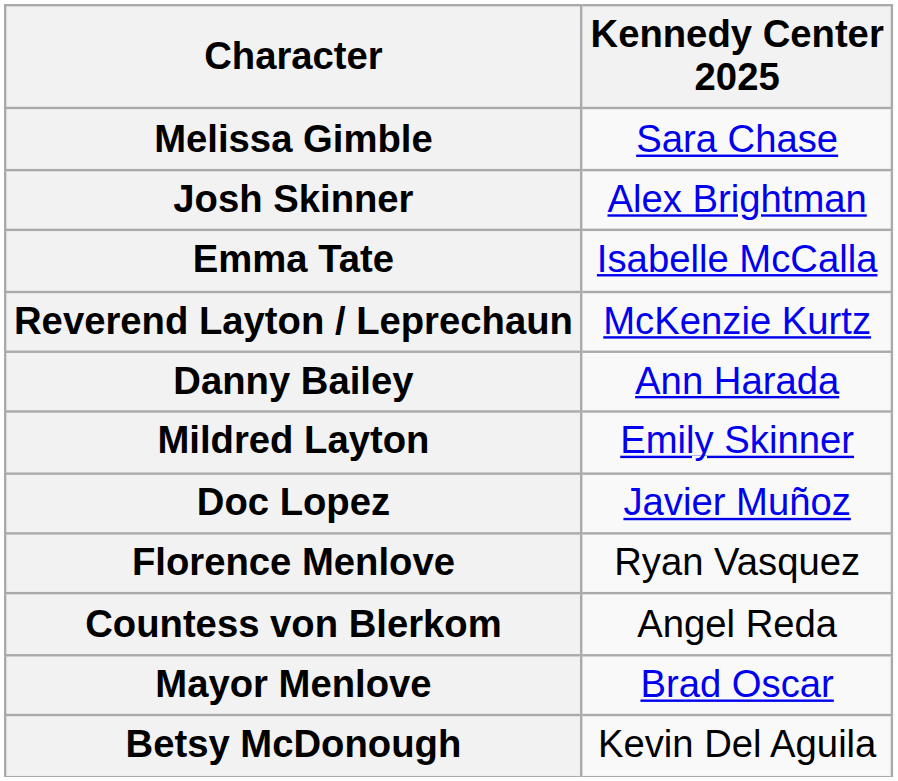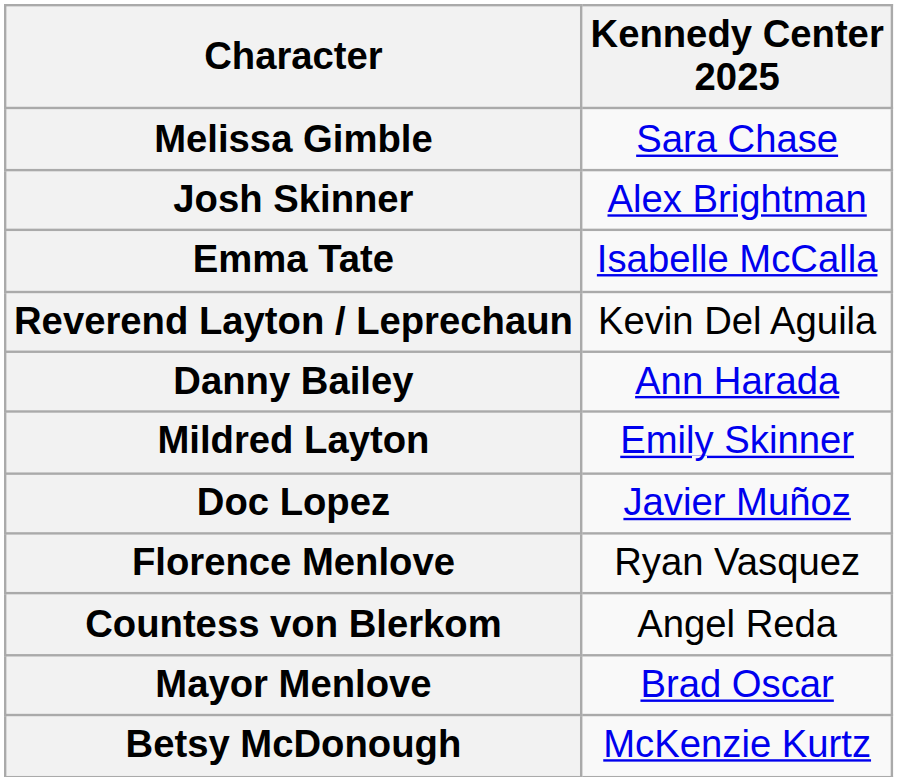(737, 320) McKenzie Kurtz -> (737, 320) Kevin Del Aguila
(737, 744) Kevin Del Aguila -> (737, 744) McKenzie Kurtz
